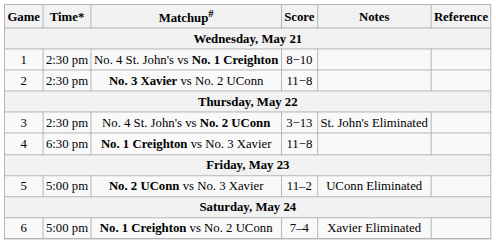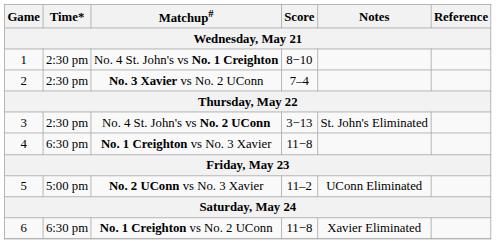(299, 80) 11−8 -> (299, 80) 7–4
(67, 228) 5:00 pm -> (67, 228) 6:30 pm
(299, 228) 7–4 -> (299, 228) 11−8
